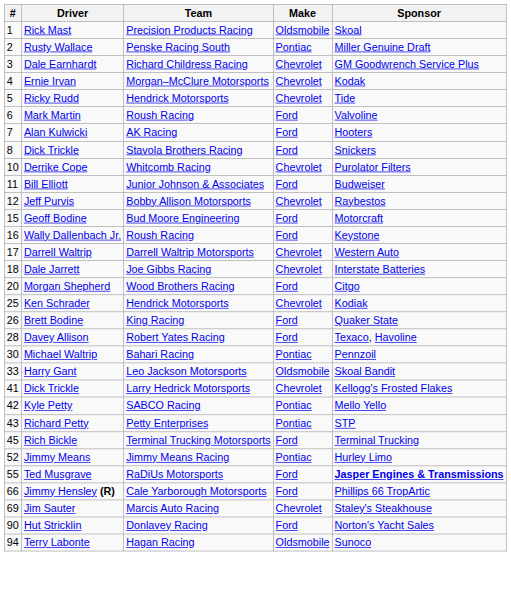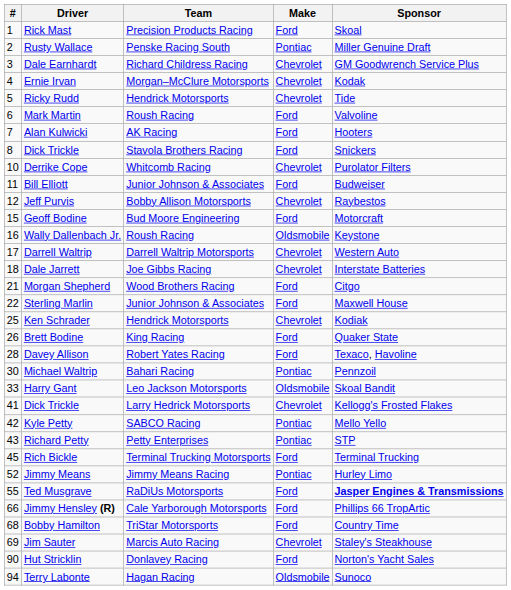(303, 30) Oldsmobile -> (287, 30) Ford
(287, 235) Ford -> (303, 235) Oldsmobile
(13, 286) 20 -> (13, 286) 21
+ row: (58, 304)
+ row: (62, 526)
